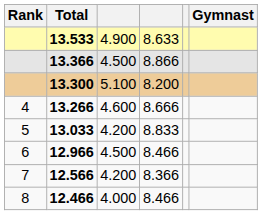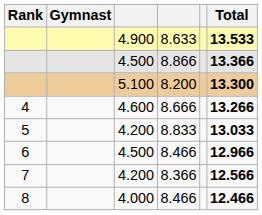columns swapped: (223, 15) <-> (72, 15)
